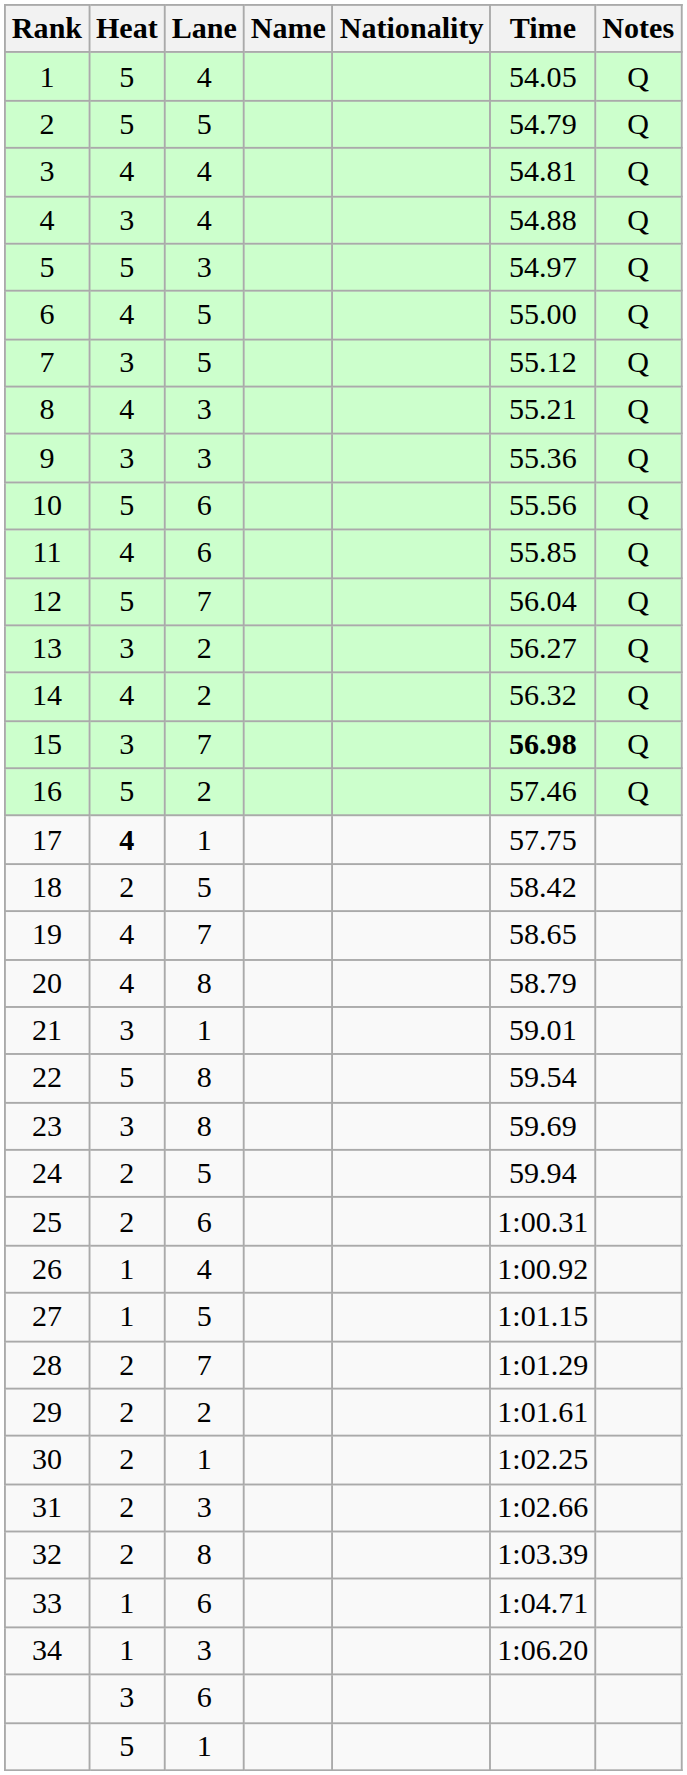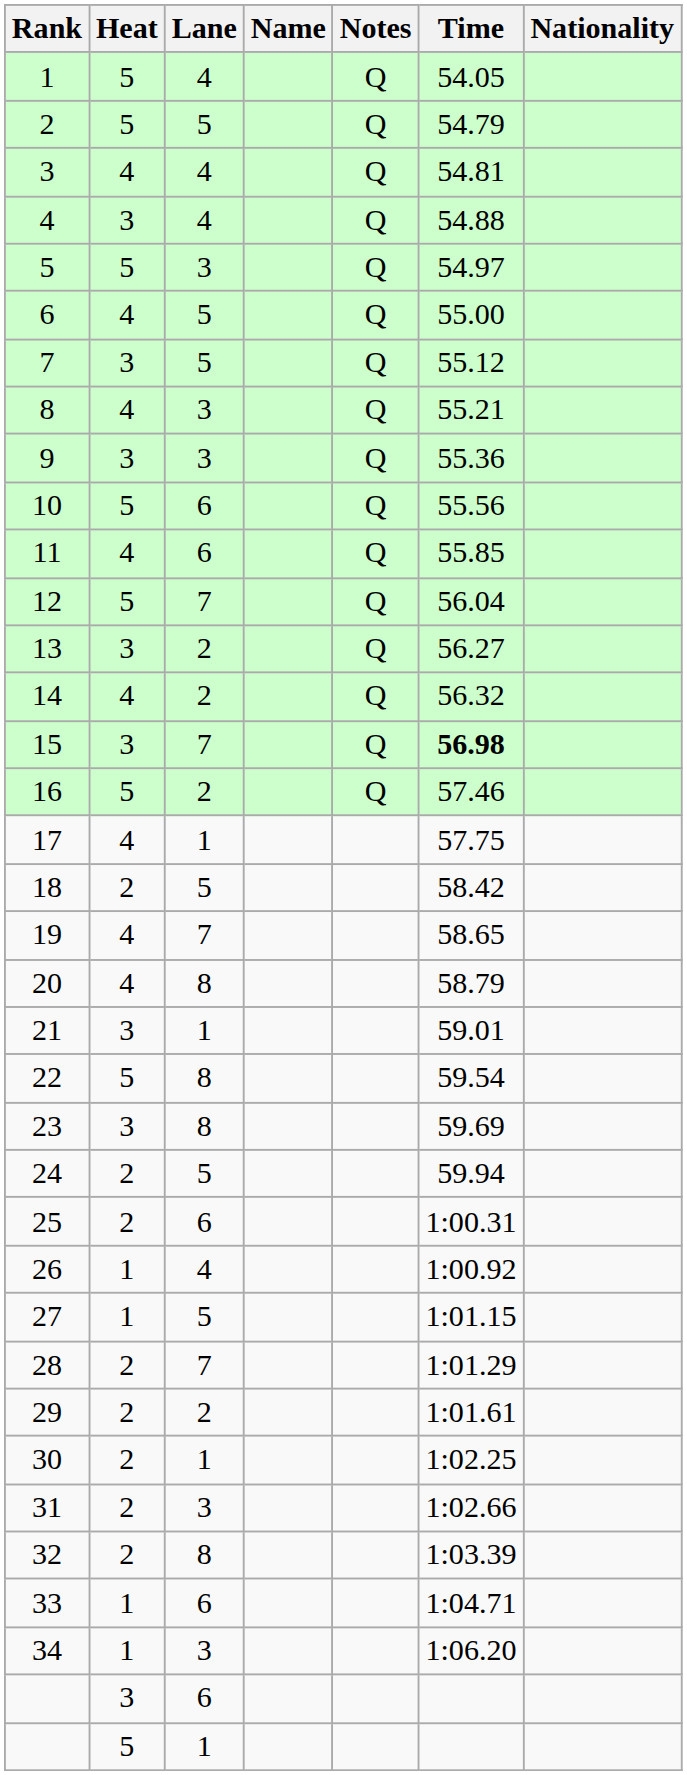columns swapped: (412, 28) <-> (638, 28)
(127, 839) bold -> (127, 839) normal
